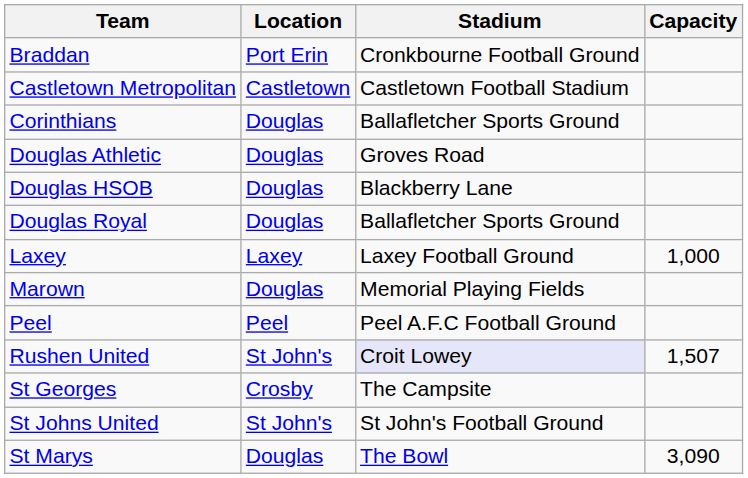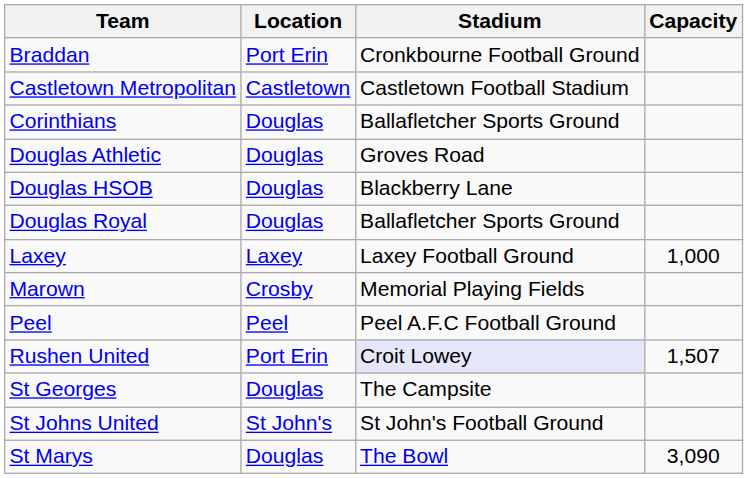(285, 289) Douglas -> (279, 289) Crosby
(289, 356) St John's -> (287, 356) Port Erin
(279, 389) Crosby -> (285, 389) Douglas
